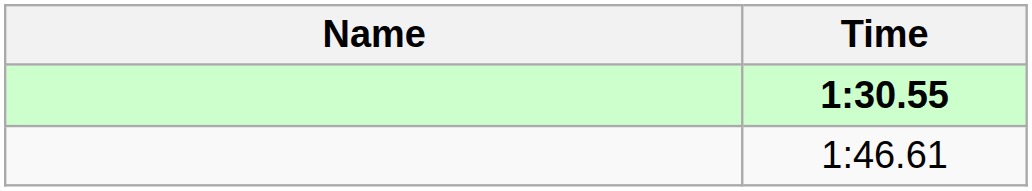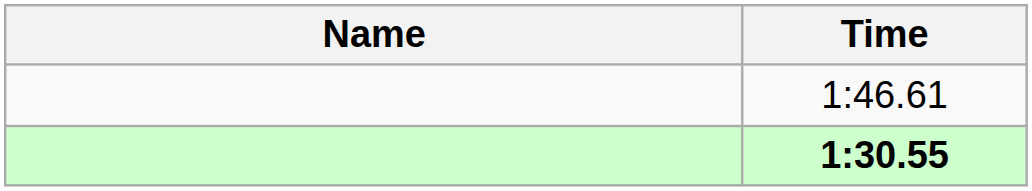rows swapped: (885, 94) <-> (885, 154)
